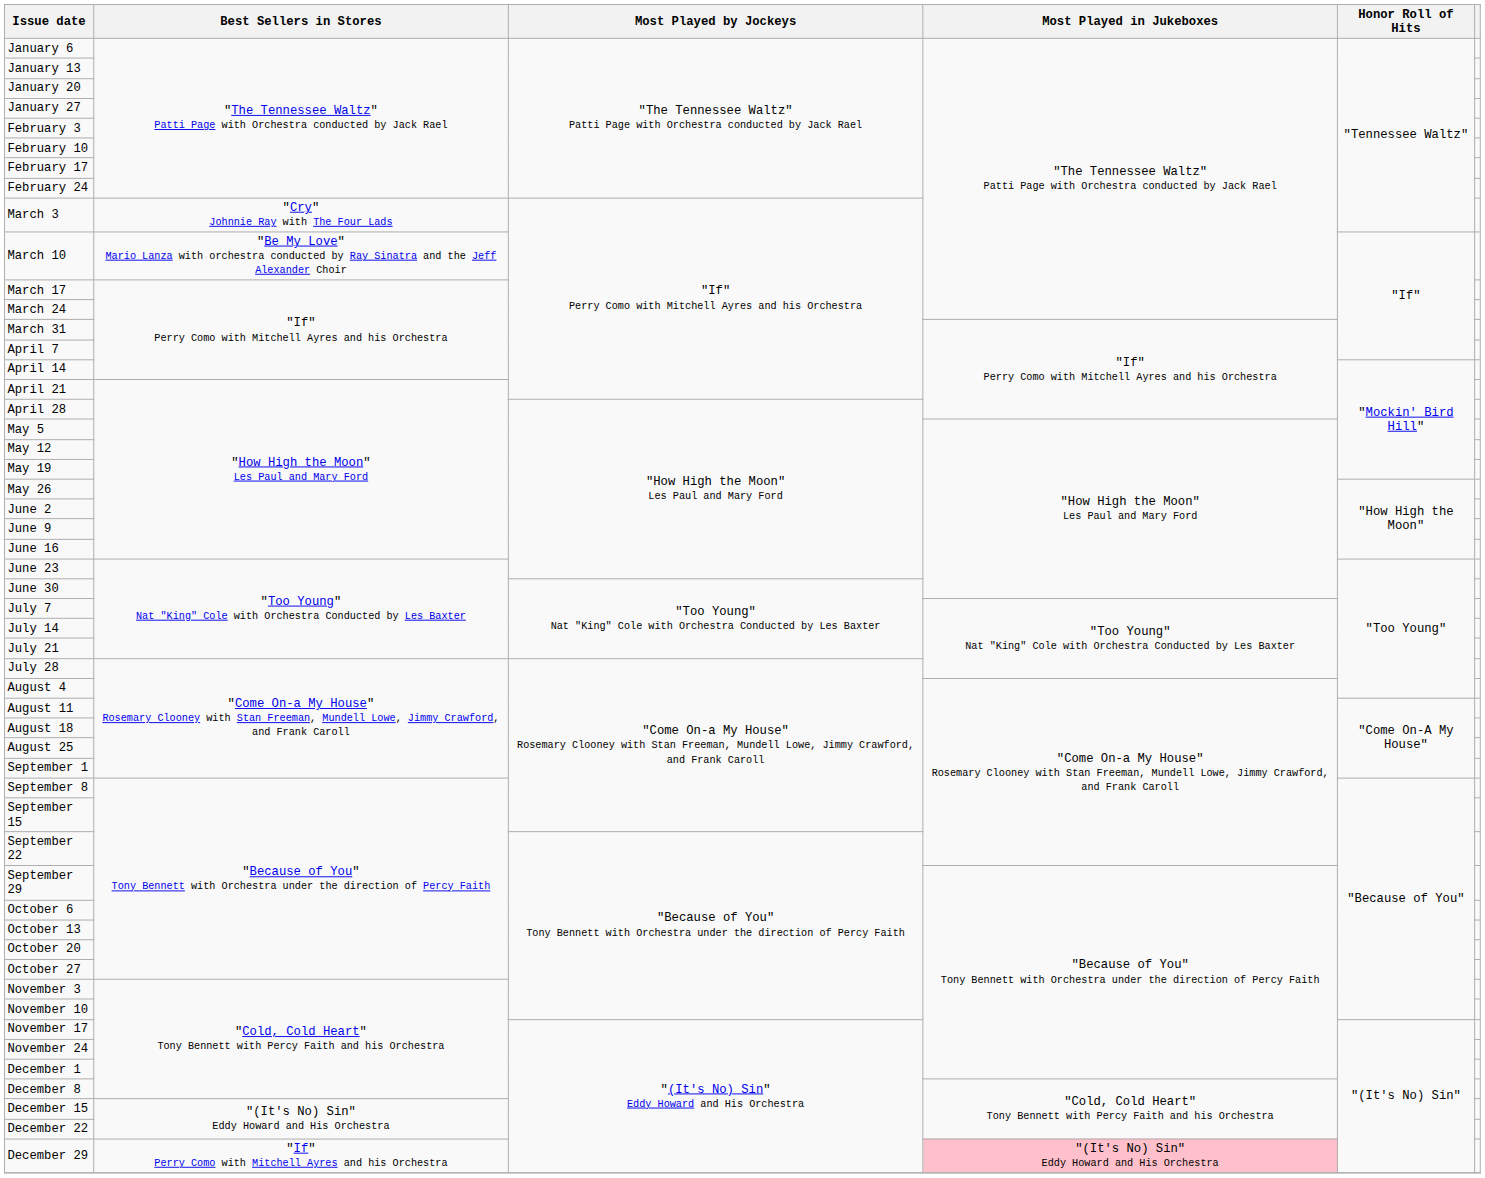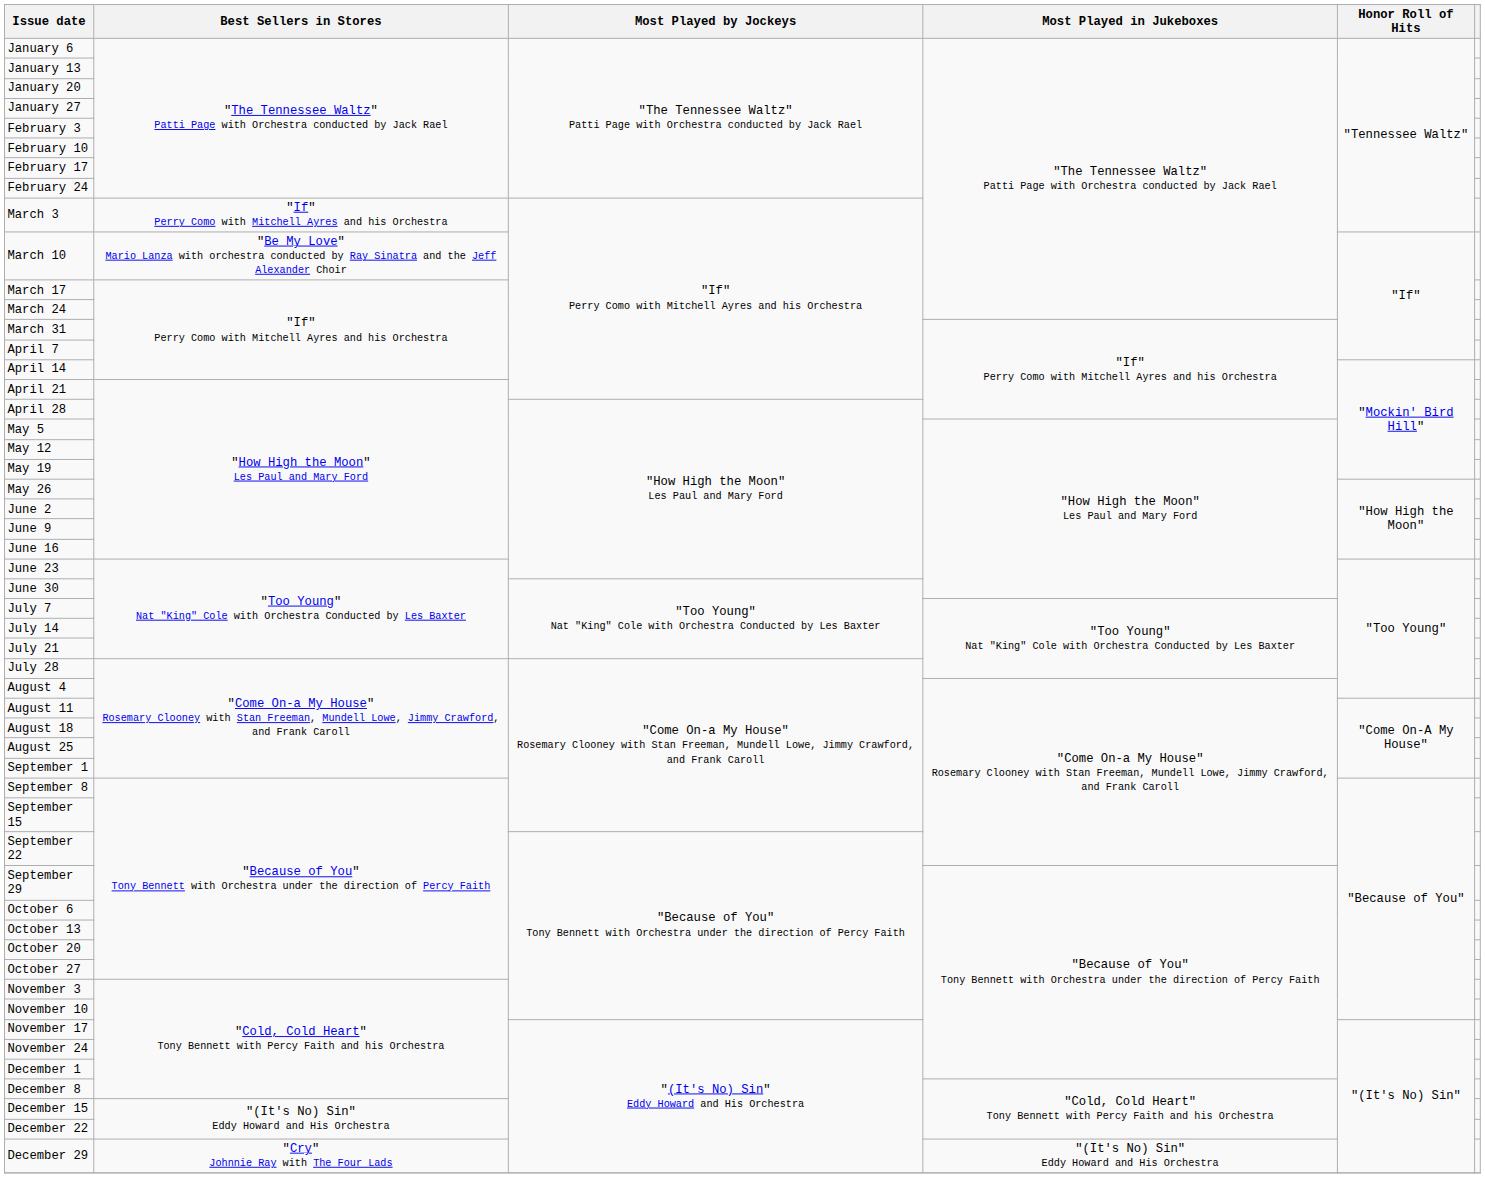(301, 214) "Cry" Johnnie Ray with The Four Lads -> (301, 214) "If" Perry Como with Mitchell Ayres and his Orchestra
(301, 1155) "If" Perry Como with Mitchell Ayres and his Orchestra -> (301, 1155) "Cry" Johnnie Ray with The Four Lads
(1130, 1155) pink background -> (1130, 1155) no background
